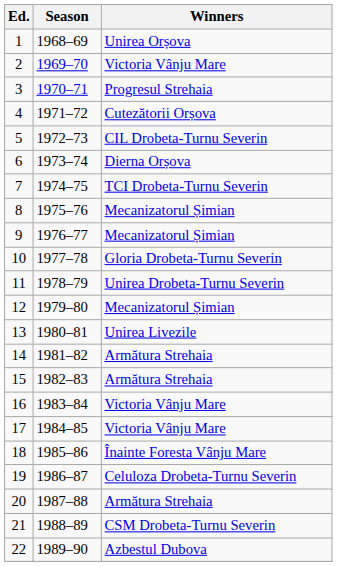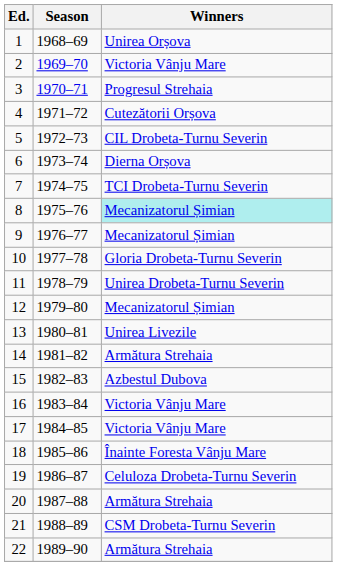(170, 210) no background -> (170, 210) paleturquoise background
(159, 380) Armătura Strehaia -> (156, 380) Azbestul Dubova
(156, 549) Azbestul Dubova -> (159, 549) Armătura Strehaia
